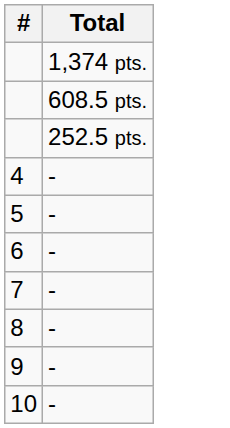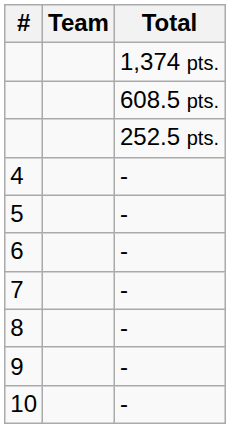+ column: (78, 23)
